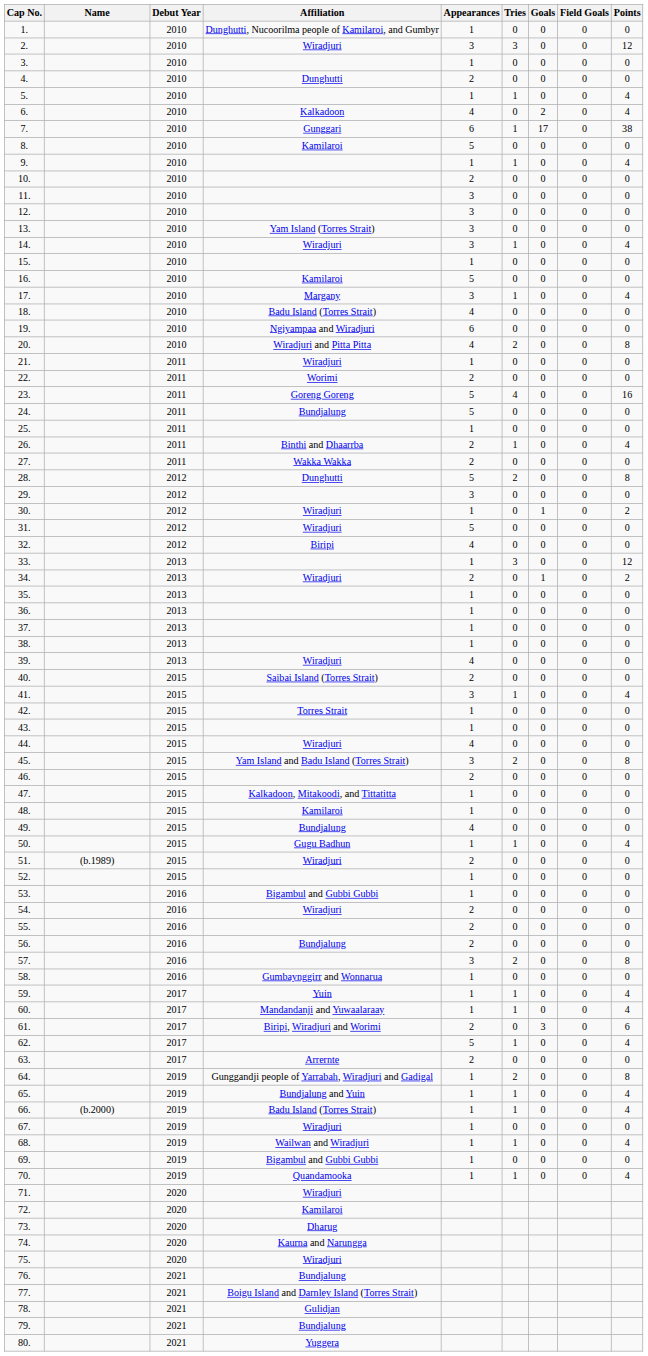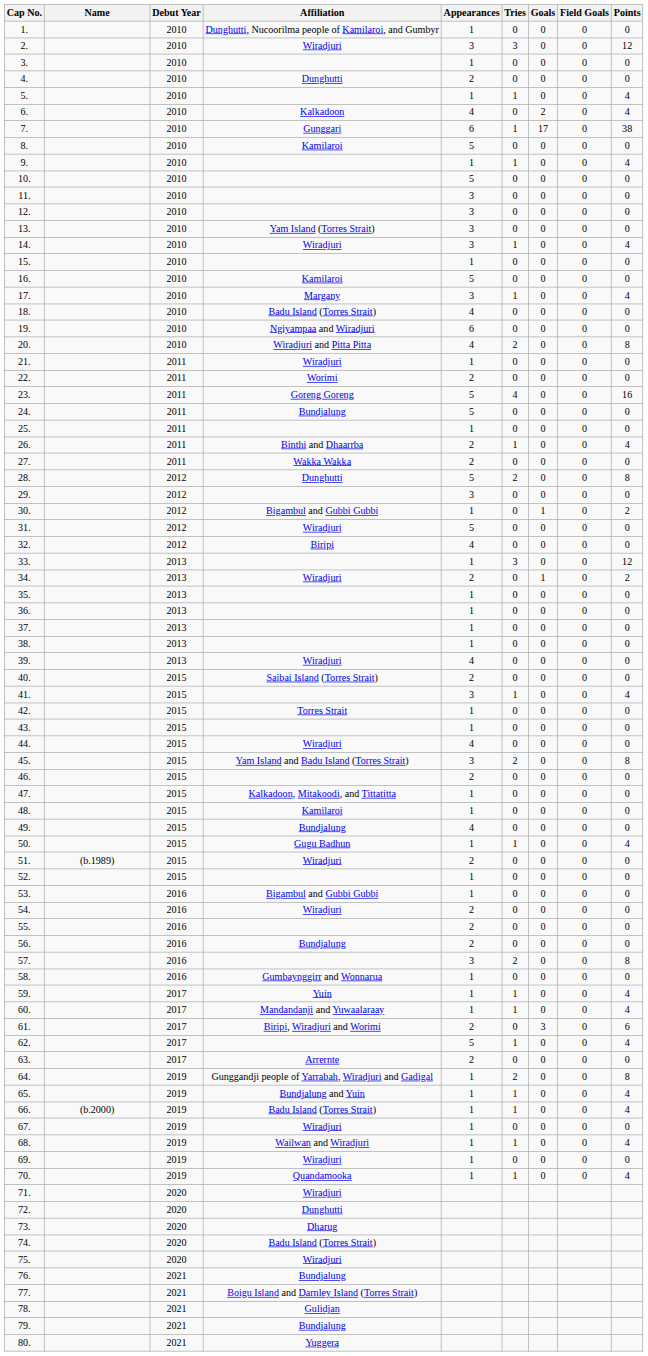(472, 179) 2 -> (472, 179) 5
(322, 511) Wiradjuri -> (322, 511) Bigambul and Gubbi Gubbi
(322, 1160) Bigambul and Gubbi Gubbi -> (322, 1160) Wiradjuri
(322, 1210) Kamilaroi -> (322, 1210) Dunghutti
(322, 1243) Kaurna and Narungga -> (322, 1243) Badu Island (Torres Strait)
